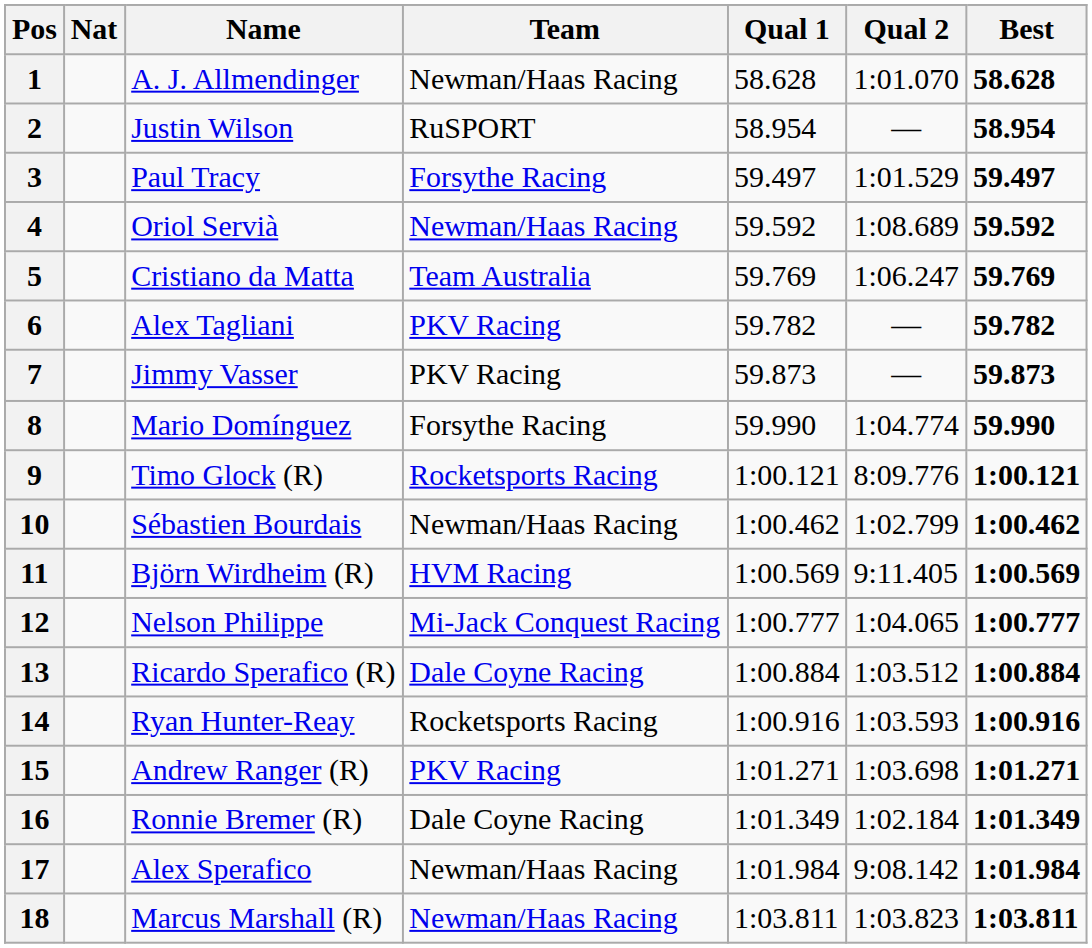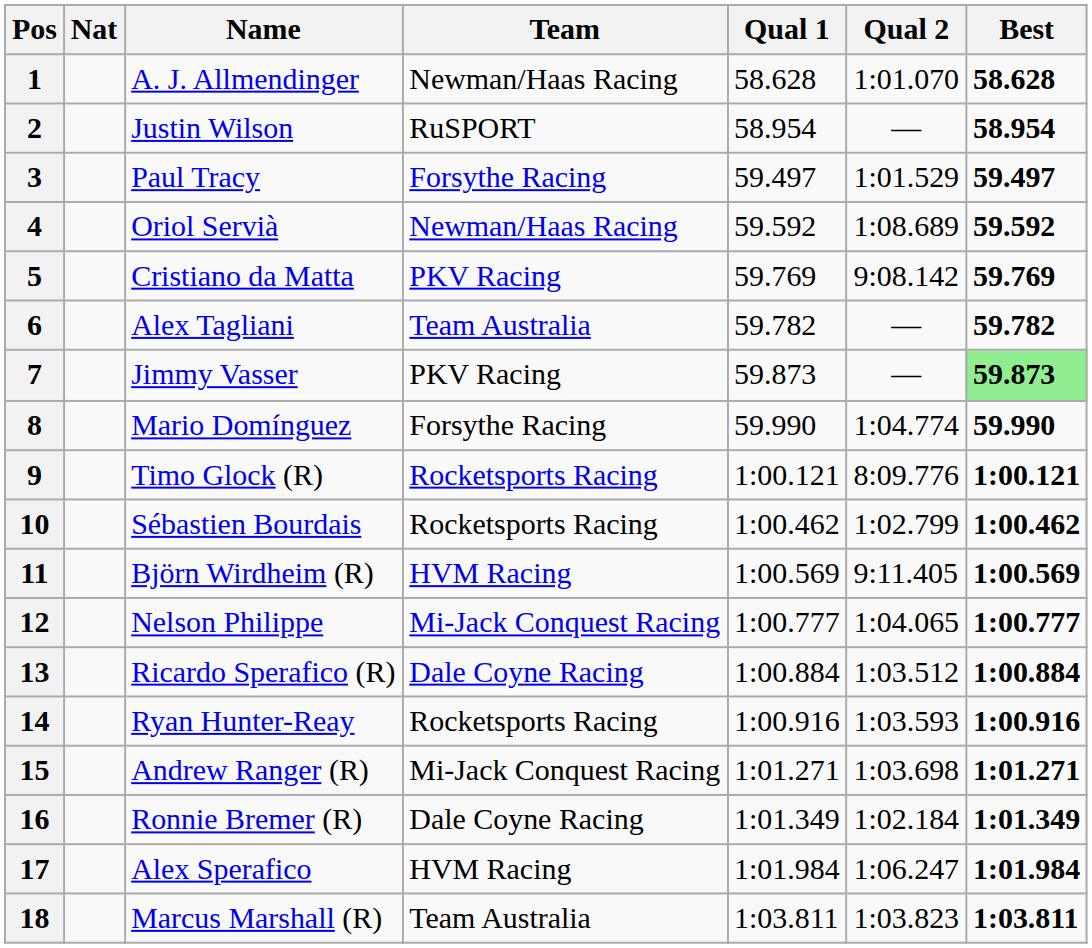(500, 276) Team Australia -> (485, 276) PKV Racing
(906, 276) 1:06.247 -> (906, 276) 9:08.142
(485, 325) PKV Racing -> (500, 325) Team Australia
(1014, 374) no background -> (1014, 374) lightgreen background
(544, 523) Newman/Haas Racing -> (534, 523) Rocketsports Racing
(485, 769) PKV Racing -> (565, 769) Mi-Jack Conquest Racing
(544, 868) Newman/Haas Racing -> (490, 868) HVM Racing
(906, 868) 9:08.142 -> (906, 868) 1:06.247
(544, 918) Newman/Haas Racing -> (500, 918) Team Australia
